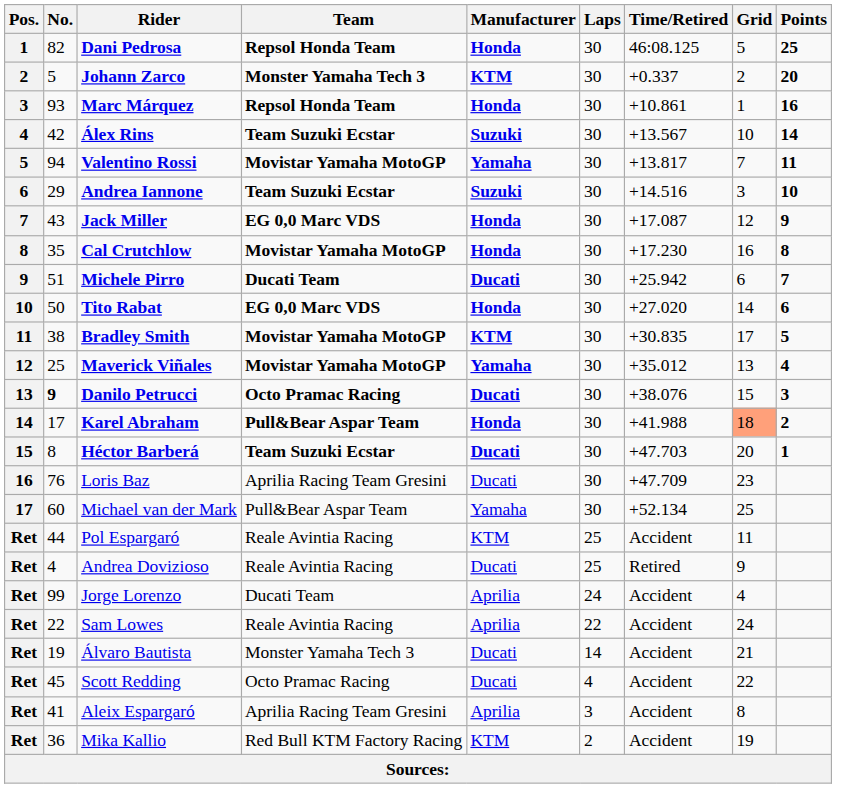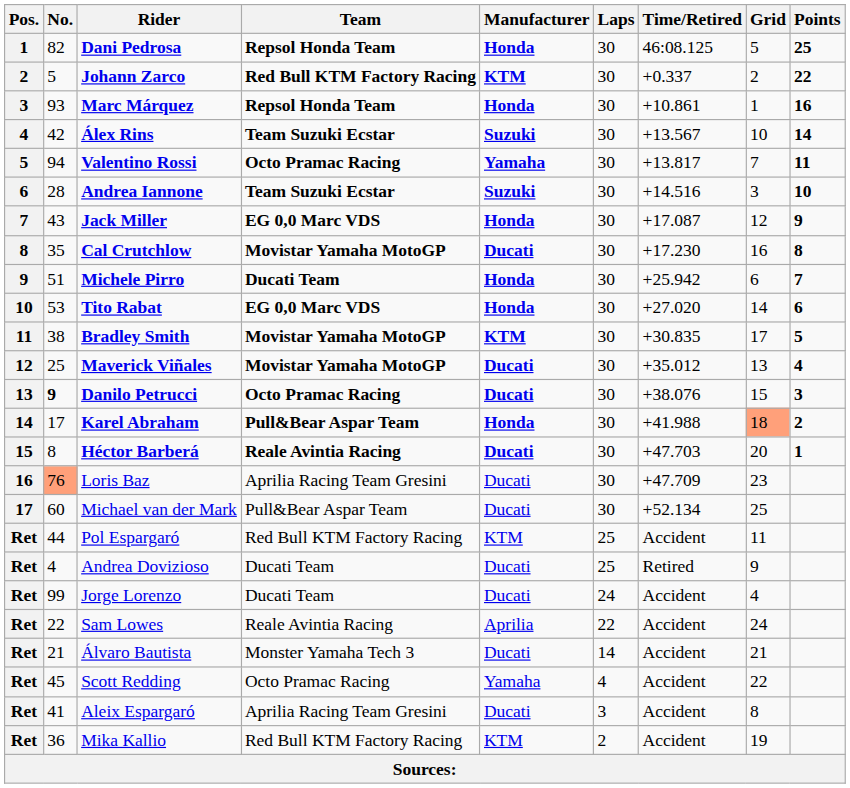(335, 76) Monster Yamaha Tech 3 -> (360, 76) Red Bull KTM Factory Racing
(789, 76) 20 -> (803, 76) 22
(345, 163) Movistar Yamaha MotoGP -> (323, 163) Octo Pramac Racing
(56, 192) 29 -> (56, 192) 28
(496, 249) Honda -> (509, 249) Ducati
(495, 278) Ducati -> (509, 278) Honda
(56, 307) 50 -> (56, 307) 53
(501, 364) Yamaha -> (509, 364) Ducati
(320, 451) Team Suzuki Ecstar -> (323, 451) Reale Avintia Racing
(56, 480) no background -> (56, 480) lightsalmon background
(499, 509) Yamaha -> (507, 509) Ducati
(319, 537) Reale Avintia Racing -> (354, 537) Red Bull KTM Factory Racing
(319, 566) Reale Avintia Racing -> (290, 566) Ducati Team
(495, 595) Aprilia -> (507, 595) Ducati
(56, 653) 19 -> (56, 653) 21
(494, 682) Ducati -> (512, 682) Yamaha
(495, 710) Aprilia -> (507, 710) Ducati
